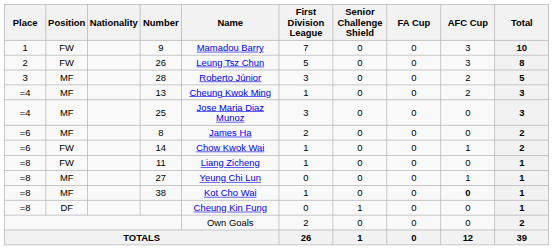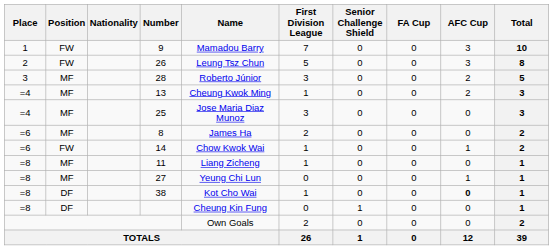(67, 163) FW -> (67, 163) MF
(67, 193) MF -> (67, 193) DF
